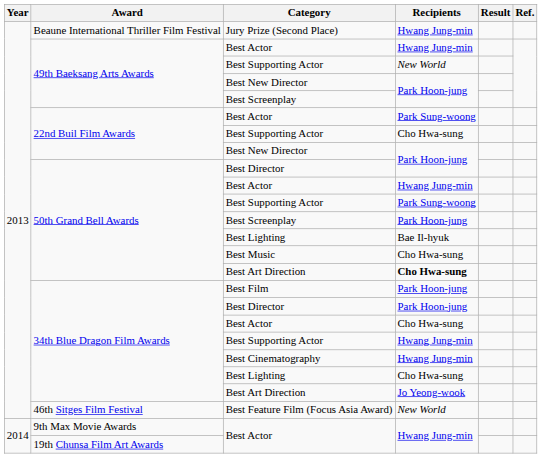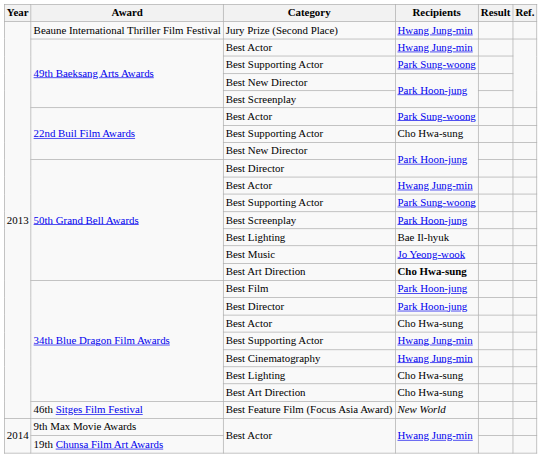(422, 64) New World -> (437, 64) Park Sung-woong
(430, 254) Cho Hwa-sung -> (431, 254) Jo Yeong-wook
(431, 392) Jo Yeong-wook -> (430, 392) Cho Hwa-sung
